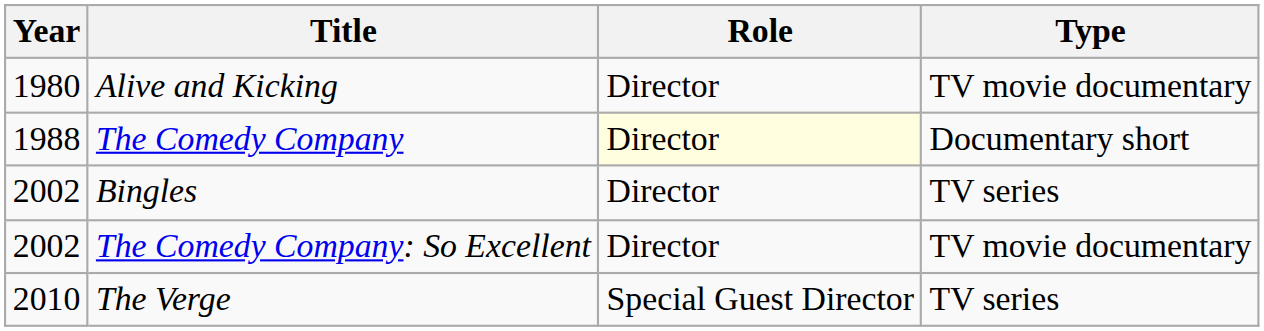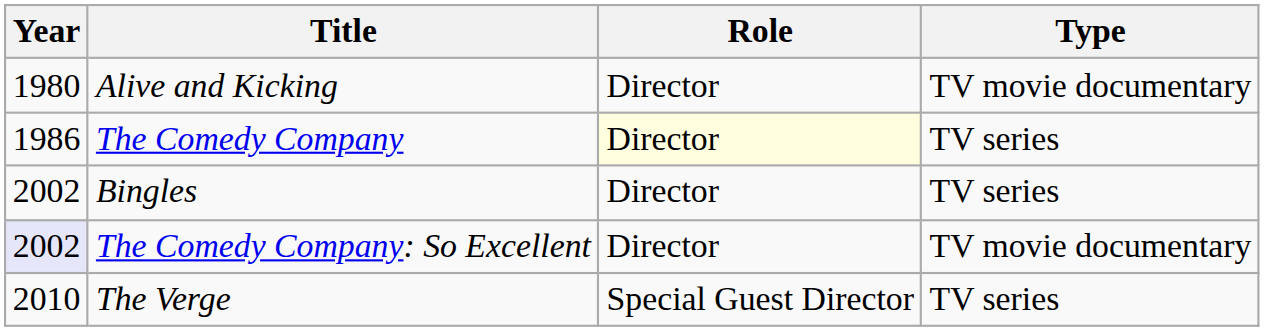(47, 138) 1988 -> (47, 138) 1986
(1059, 138) Documentary short -> (994, 138) TV series
(47, 245) no background -> (47, 245) lavender background
